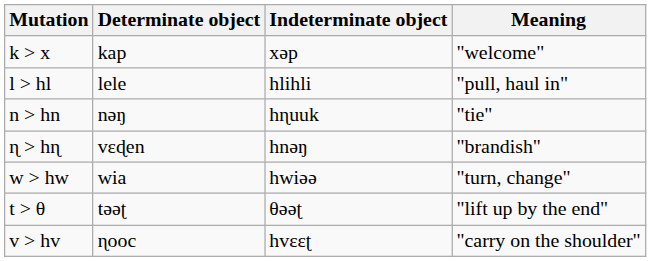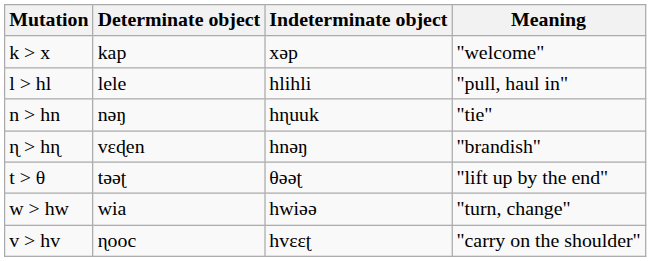rows swapped: (27, 209) <-> (39, 177)
